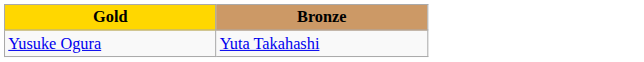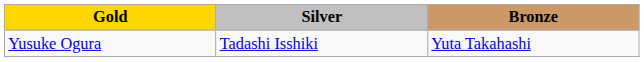+ column: (322, 17)
